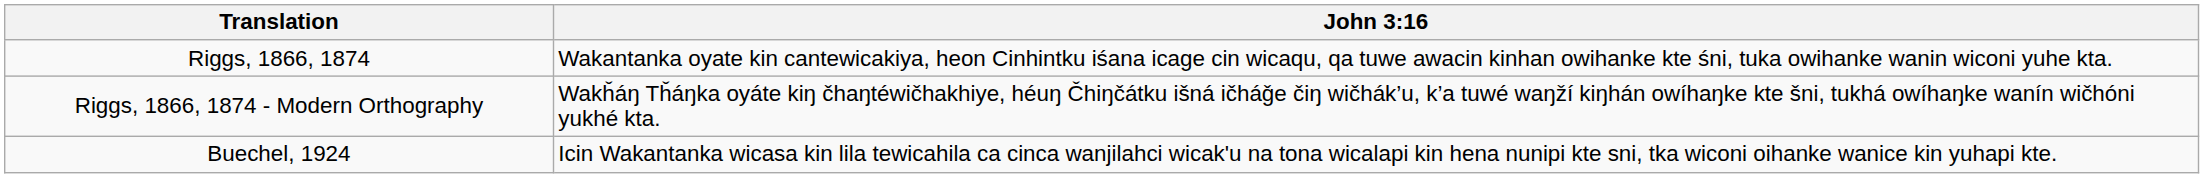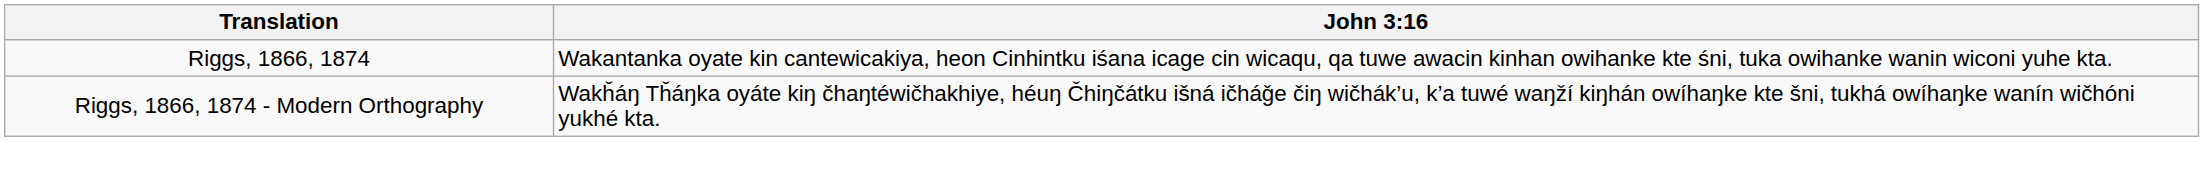- row: (279, 154)
